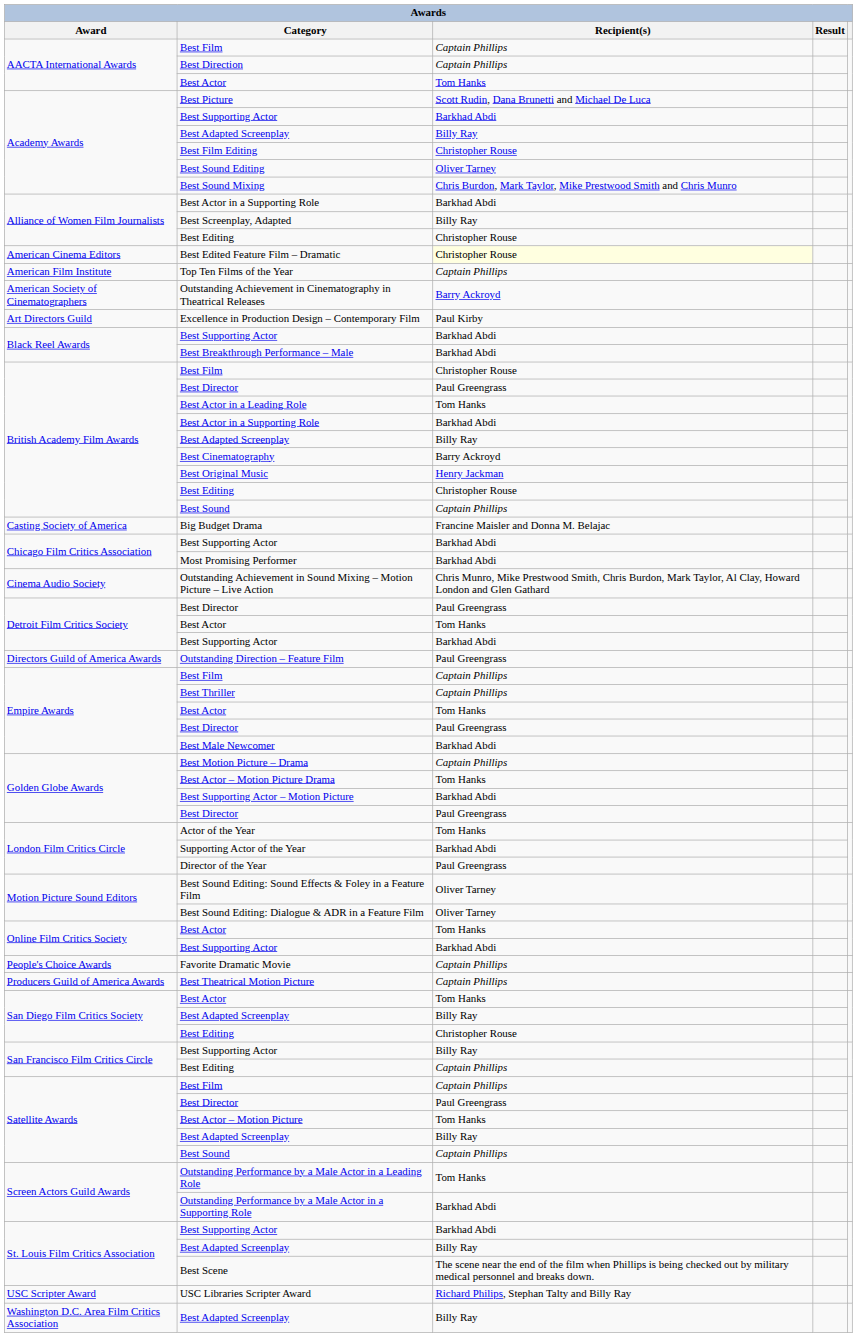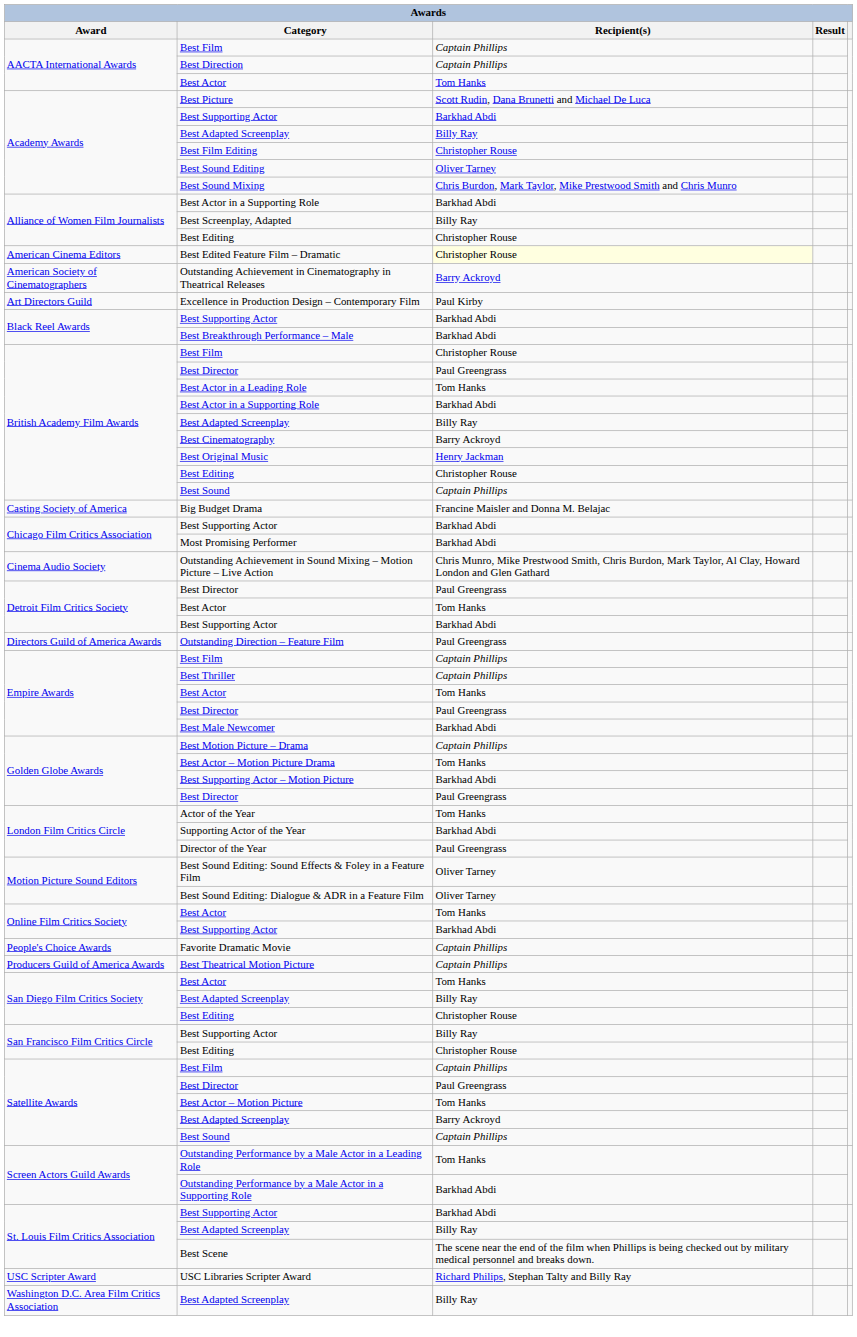- row: (59, 271)
(471, 1067) Captain Phillips -> (476, 1050) Christopher Rouse
(457, 1136) Billy Ray -> (468, 1119) Barry Ackroyd
